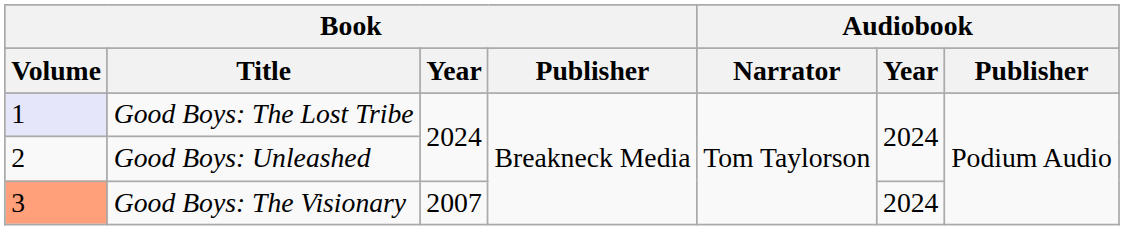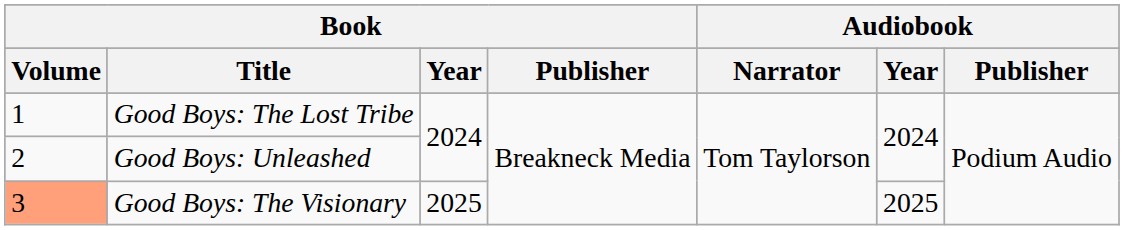(18, 114) lavender background -> (18, 114) no background
(454, 202) 2007 -> (454, 202) 2025
(911, 202) 2024 -> (911, 202) 2025
